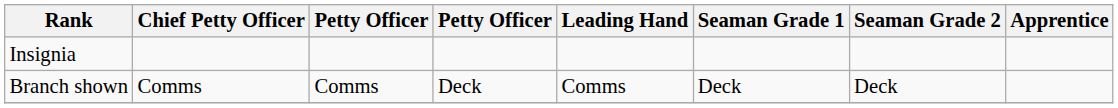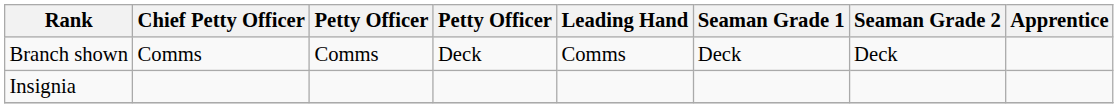rows swapped: (43, 53) <-> (69, 86)
